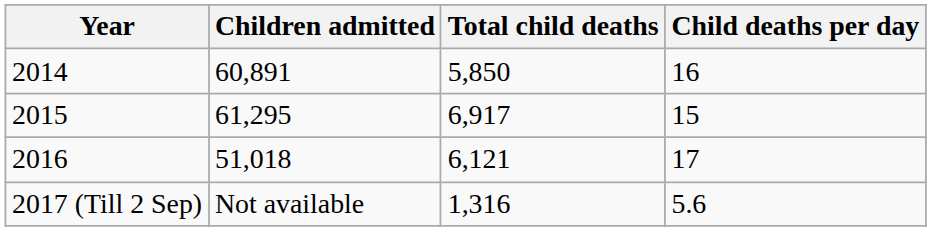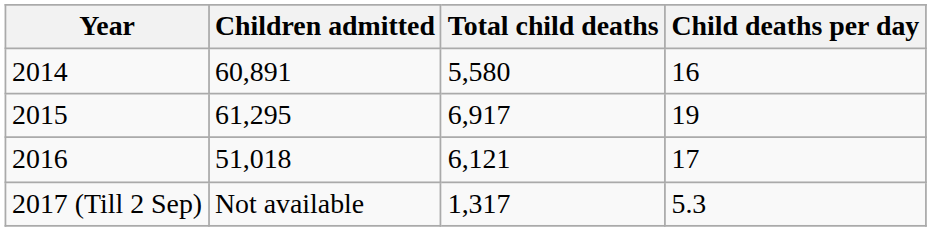(479, 70) 5,850 -> (479, 70) 5,580
(685, 114) 15 -> (685, 114) 19
(479, 203) 1,316 -> (479, 203) 1,317
(689, 203) 5.6 -> (689, 203) 5.3
